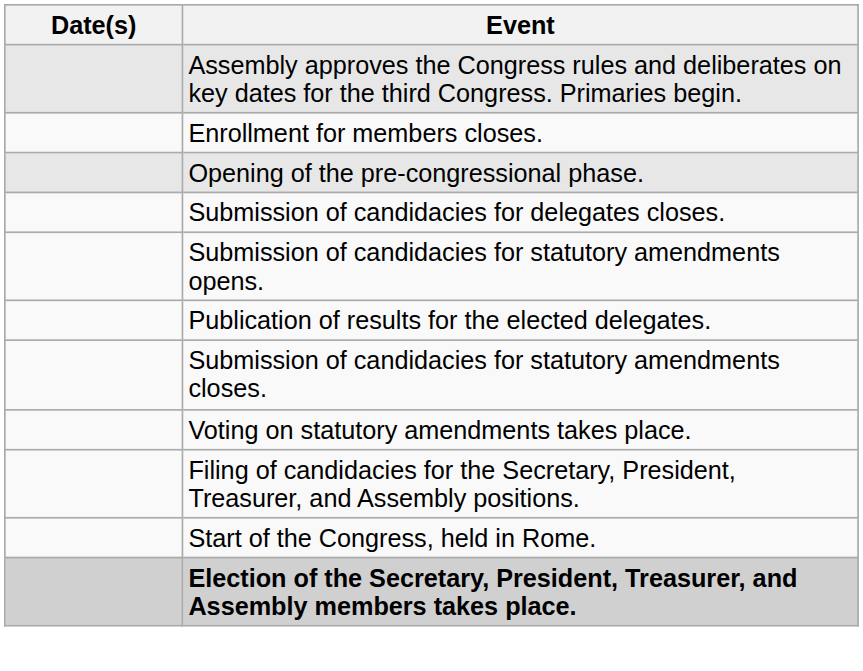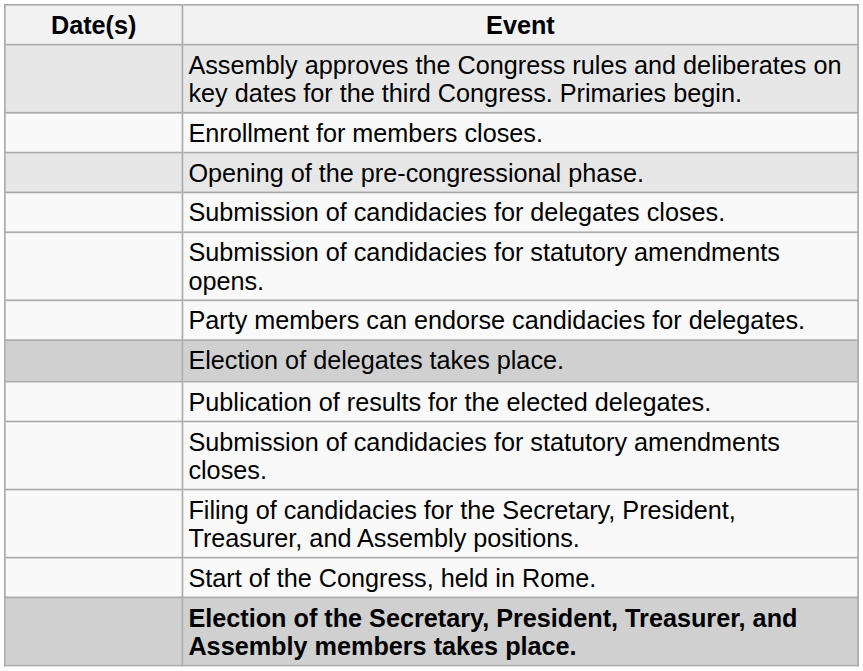+ row: (497, 321)
+ row: (376, 361)
- row: (440, 429)
